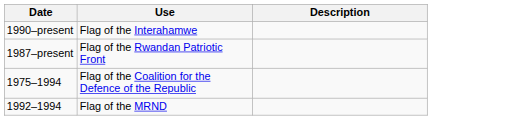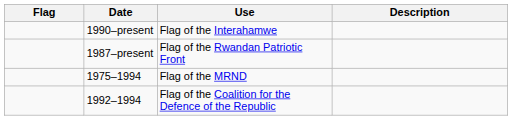+ column: (44, 13)
(145, 83) Flag of the Coalition for the Defence of the Republic -> (203, 77) Flag of the MRND
(123, 106) Flag of the MRND -> (225, 100) Flag of the Coalition for the Defence of the Republic
